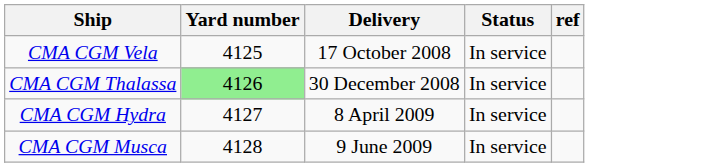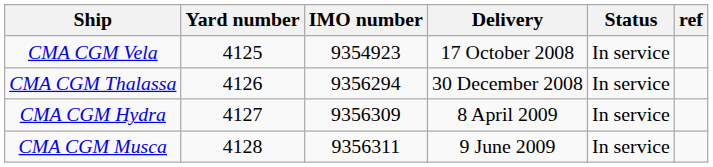+ column: (366, 20)
(243, 83) lightgreen background -> (243, 83) no background
